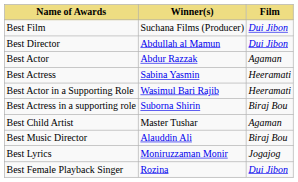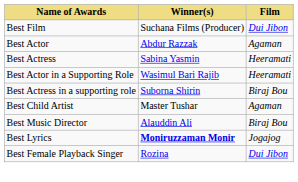- row: (33, 43)
(184, 153) normal -> (188, 138) bold
